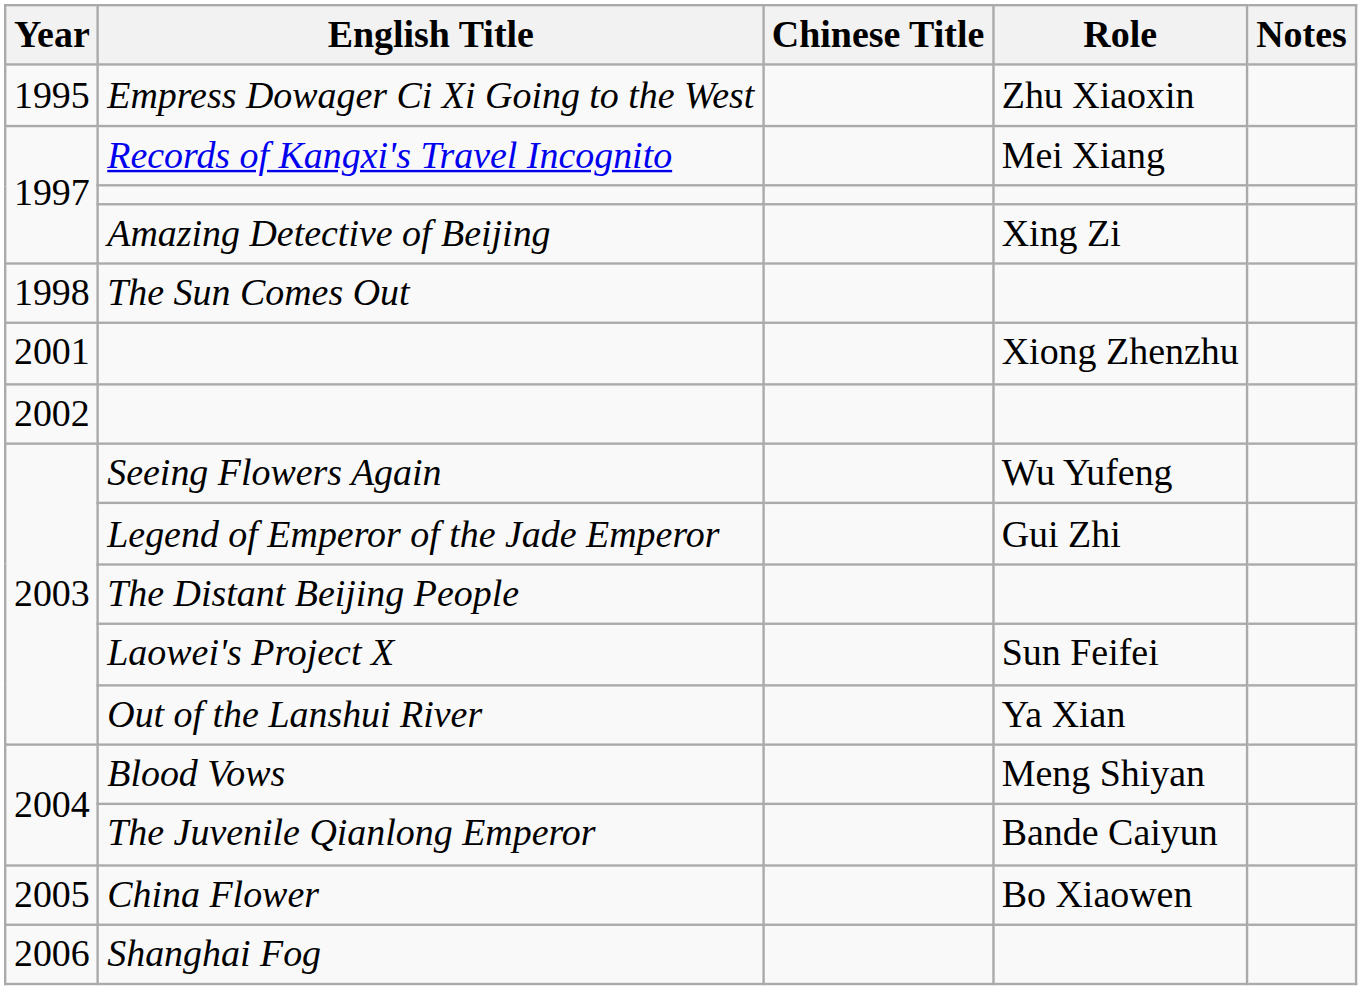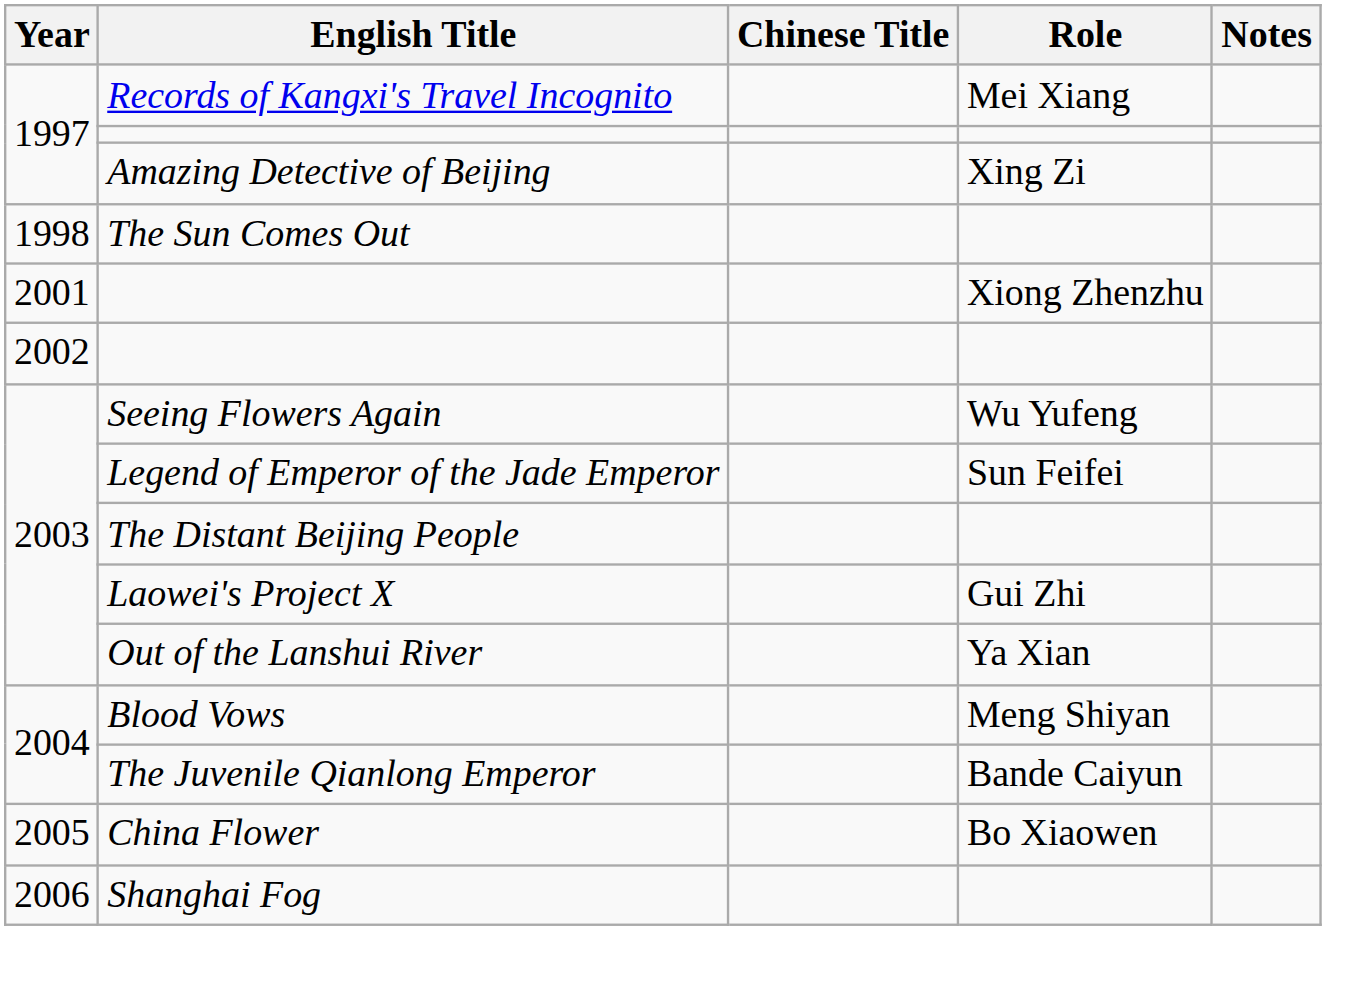- row: (52, 94)
(1061, 533) Gui Zhi -> (1045, 473) Sun Feifei
(1080, 653) Sun Feifei -> (1026, 593) Gui Zhi
